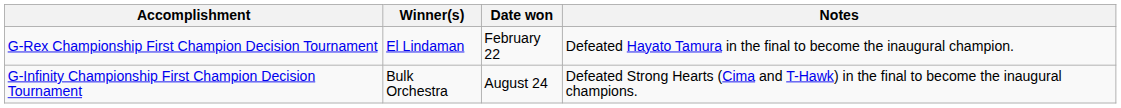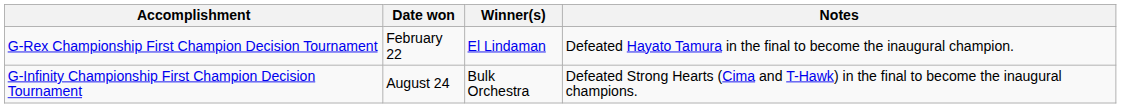columns swapped: (432, 15) <-> (522, 15)
